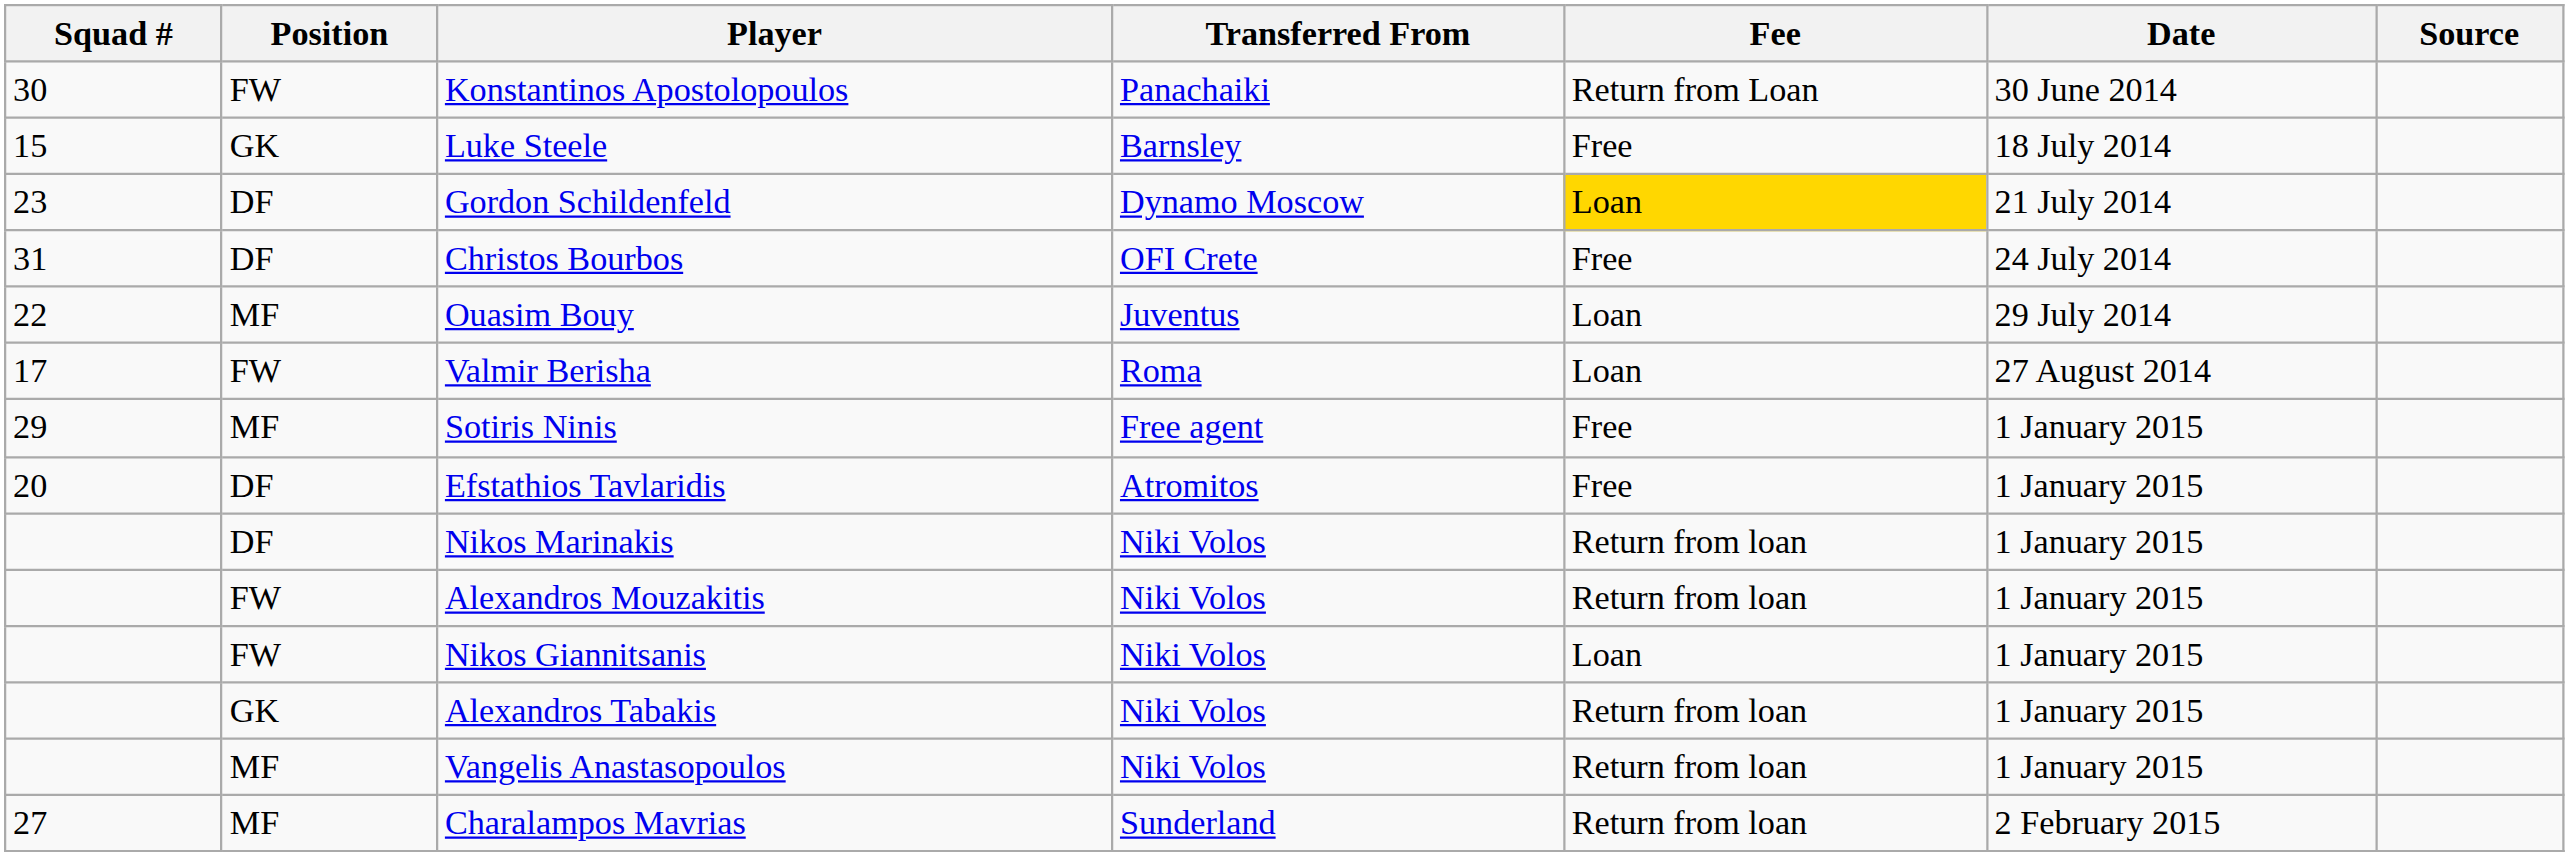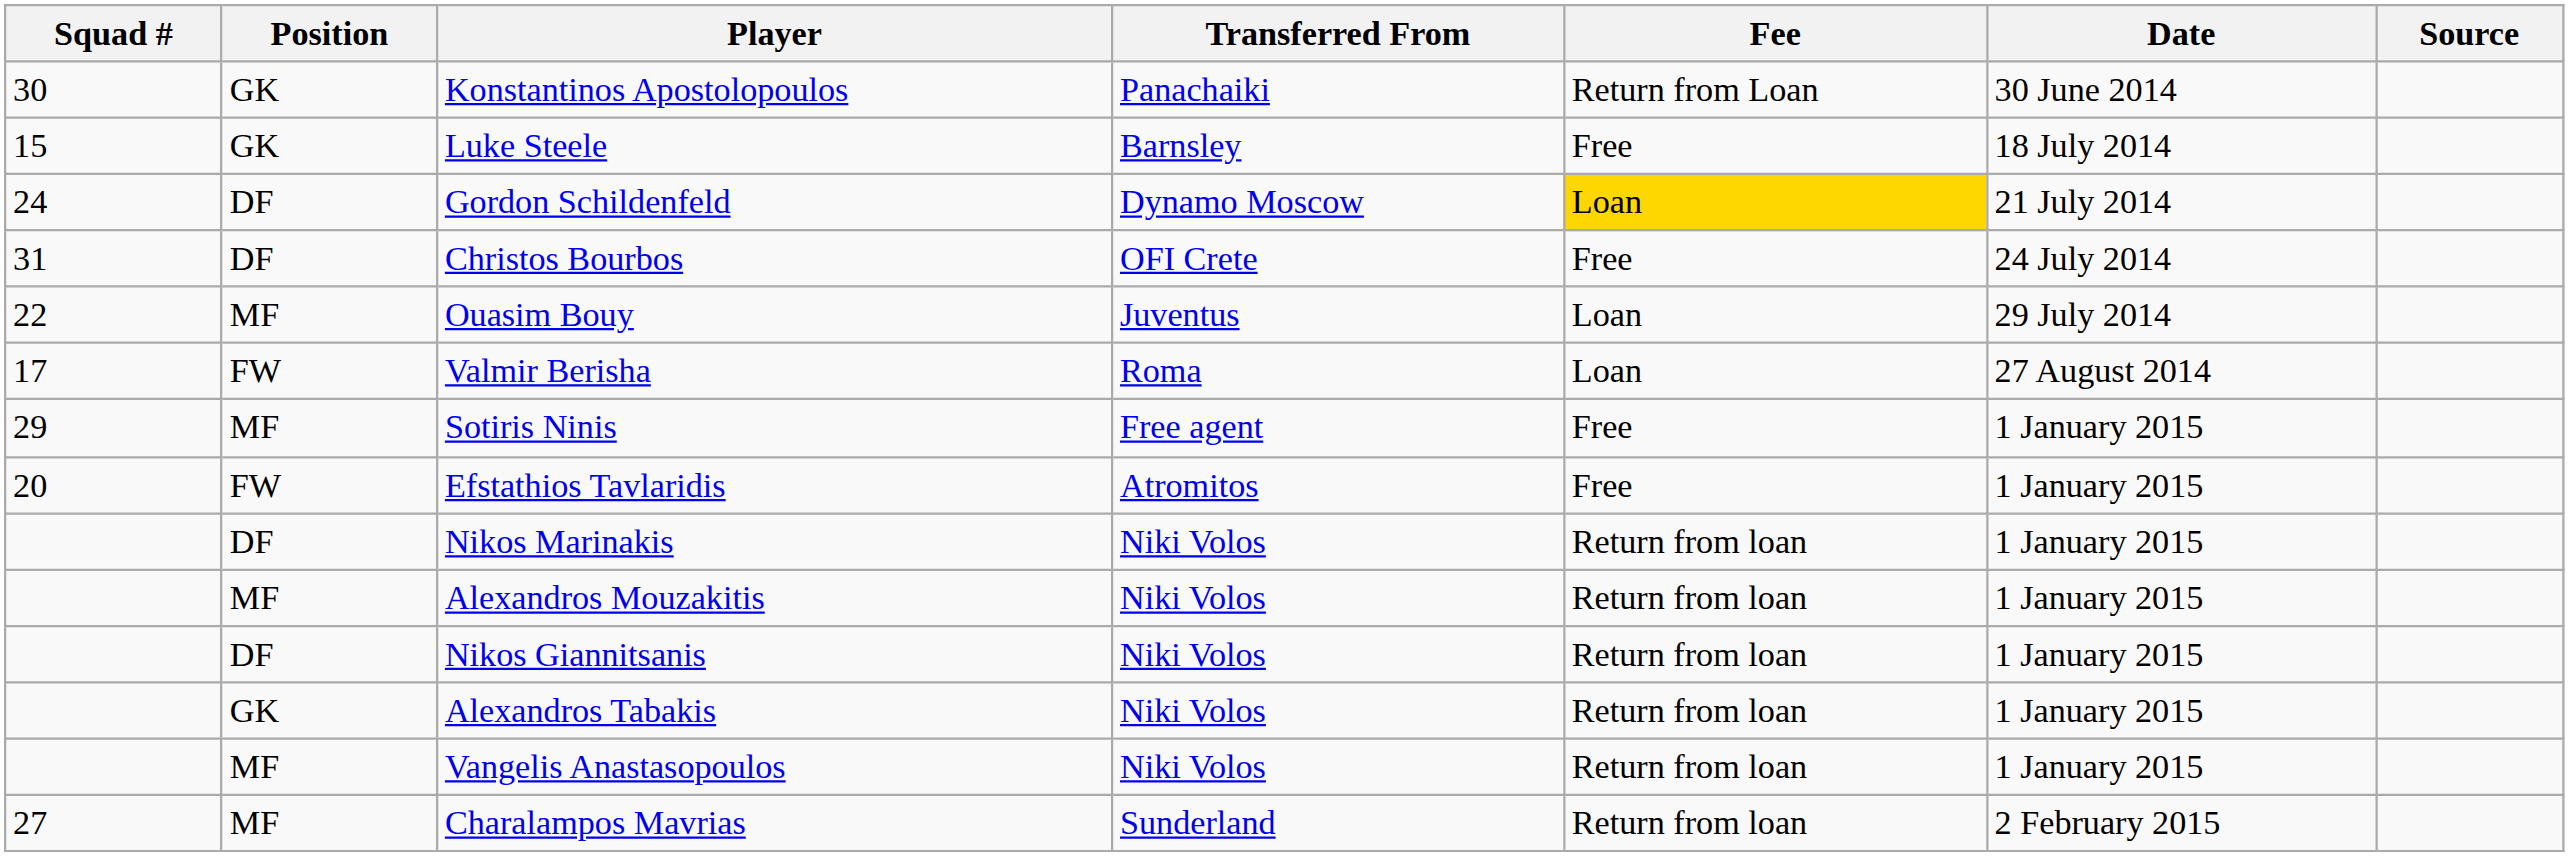(255, 89) FW -> (254, 89) GK
(30, 202) 23 -> (30, 202) 24
(252, 484) DF -> (255, 484) FW
(255, 596) FW -> (255, 596) MF
(255, 653) FW -> (252, 653) DF
(1607, 653) Loan -> (1689, 653) Return from loan
